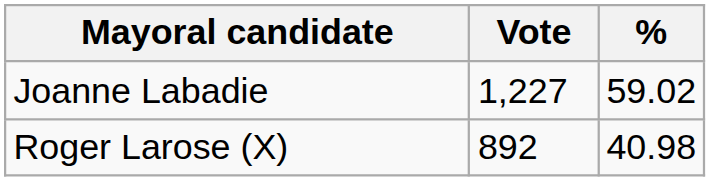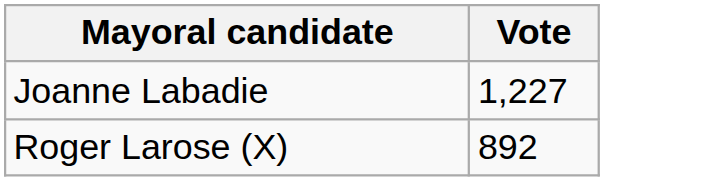- column: (651, 32)
